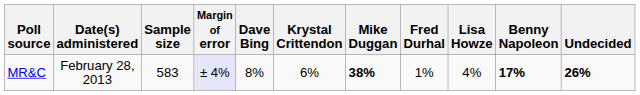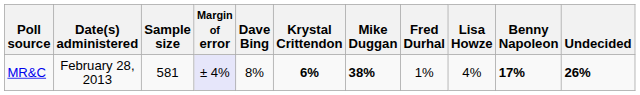(168, 72) 583 -> (168, 72) 581
(309, 72) normal -> (309, 72) bold
